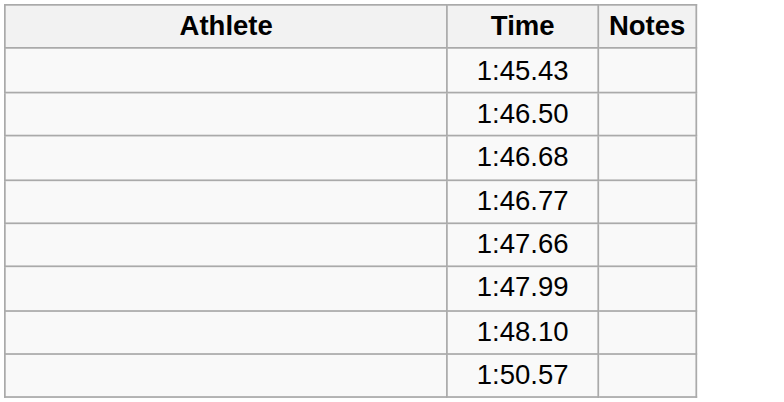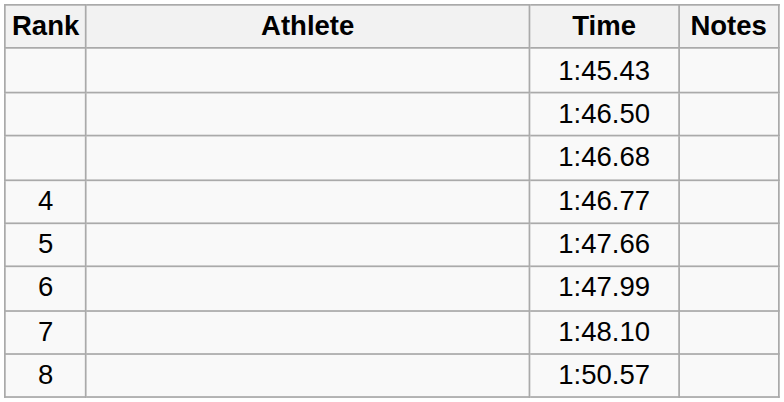+ column: (46, 26)
